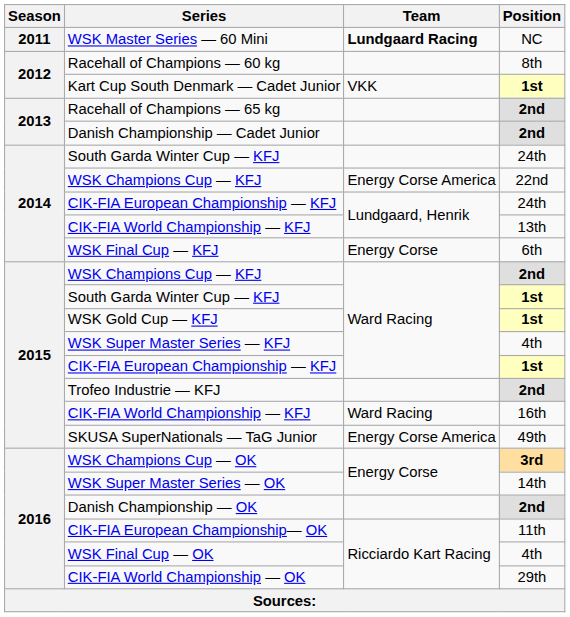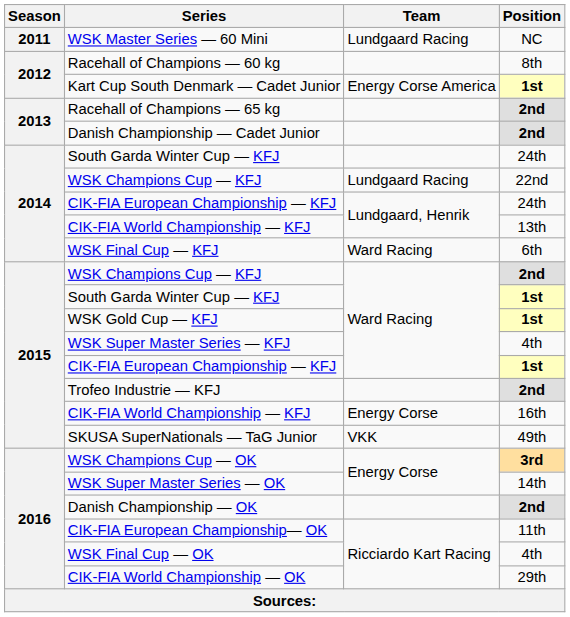(412, 39) bold -> (408, 39) normal
(362, 86) VKK -> (422, 86) Energy Corse America
(422, 179) Energy Corse America -> (408, 179) Lundgaard Racing
(393, 249) Energy Corse -> (390, 249) Ward Racing
(390, 413) Ward Racing -> (393, 413) Energy Corse
(422, 436) Energy Corse America -> (362, 436) VKK
